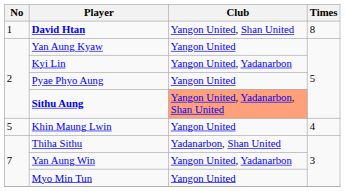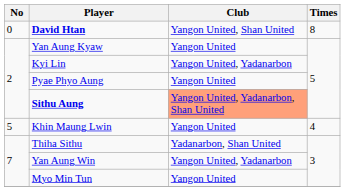(9, 30) 1 -> (9, 30) 0
